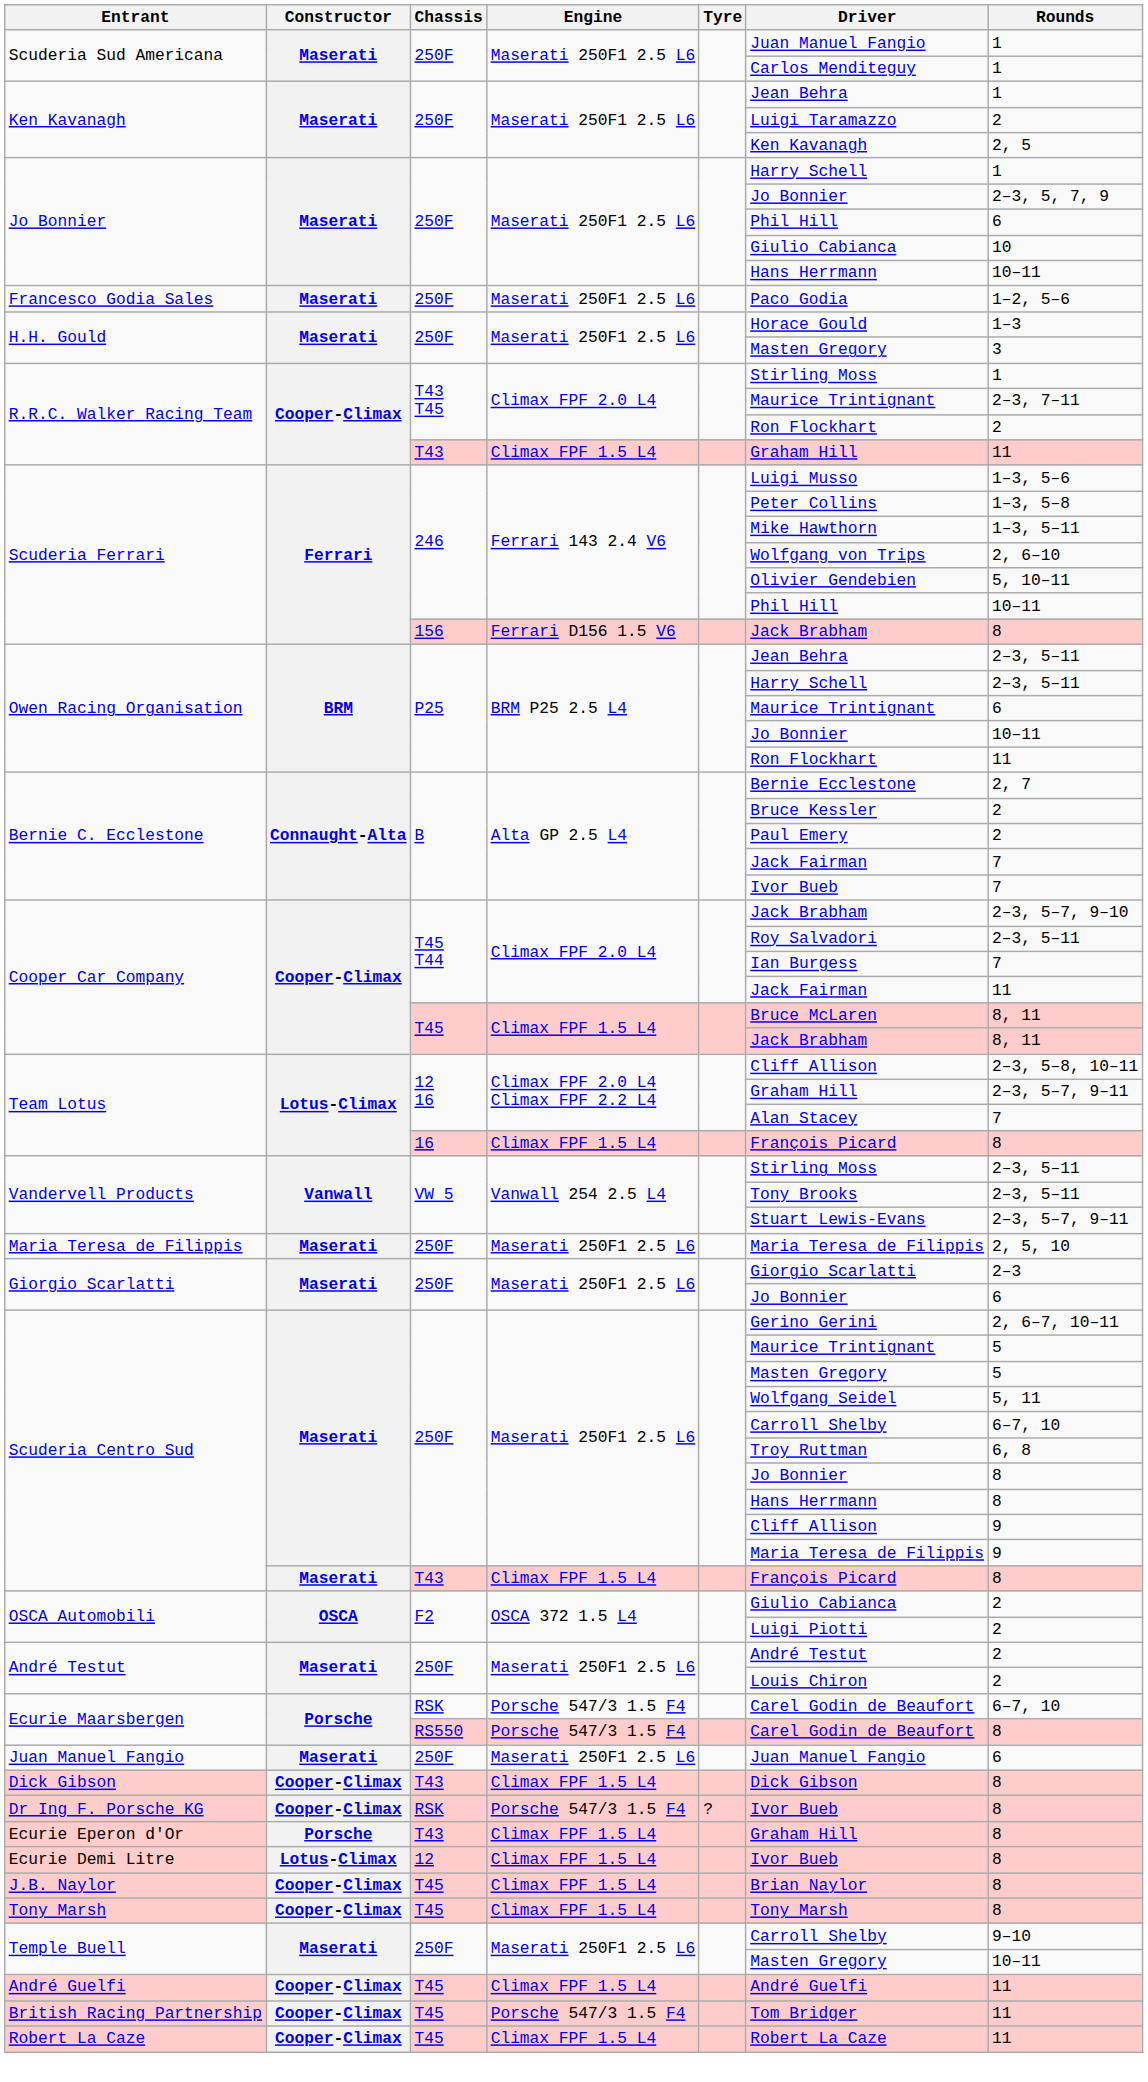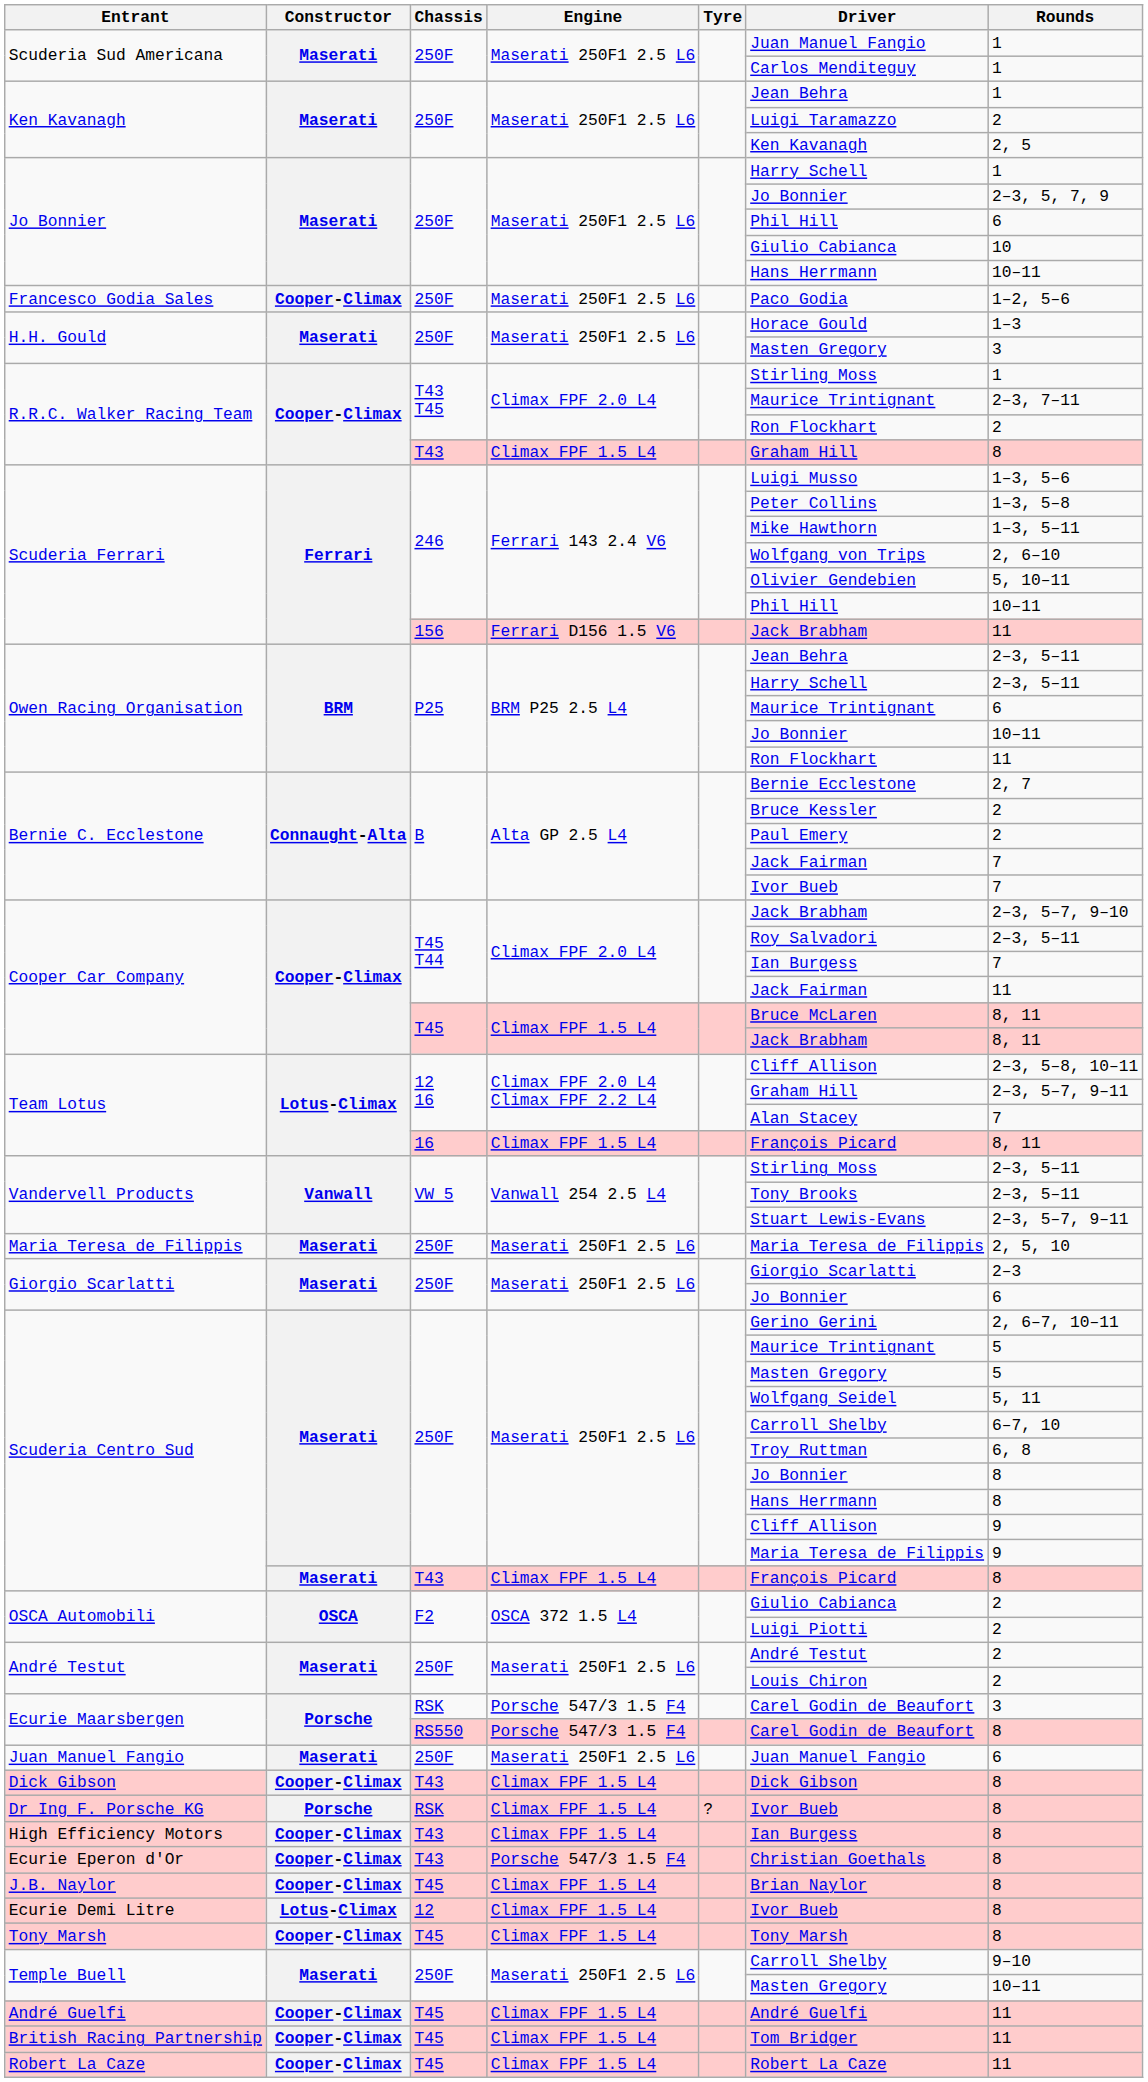(338, 299) Maserati -> (338, 299) Cooper-Climax
(1002, 453) 11 -> (997, 453) 8
(997, 632) 8 -> (1002, 632) 11
(997, 1143) 8 -> (1016, 1143) 8, 11
(1026, 1706) 6–7, 10 -> (997, 1706) 3
(338, 1809) Cooper-Climax -> (338, 1809) Porsche
(588, 1809) Porsche 547/3 1.5 F4 -> (573, 1809) Climax FPF 1.5 L4
+ row: (116, 1834)
(338, 1834) Porsche -> (338, 1860) Cooper-Climax
(573, 1834) Climax FPF 1.5 L4 -> (588, 1860) Porsche 547/3 1.5 F4
(804, 1834) Graham Hill -> (838, 1860) Christian Goethals
rows swapped: (92, 1860) <-> (62, 1885)
(588, 2013) Porsche 547/3 1.5 F4 -> (573, 2039) Climax FPF 1.5 L4
